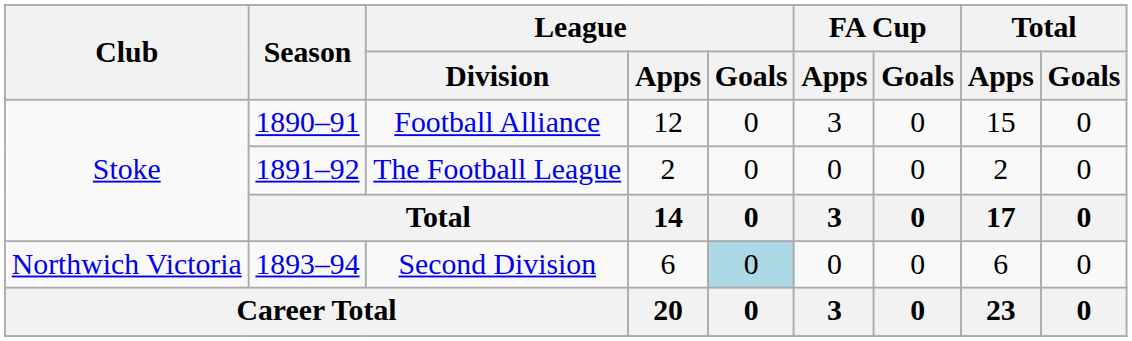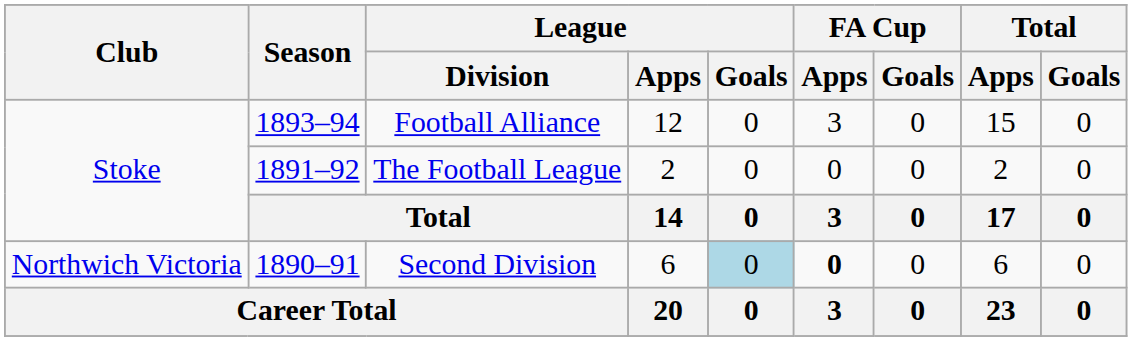(307, 122) 1890–91 -> (307, 122) 1893–94
(307, 264) 1893–94 -> (307, 264) 1890–91
(834, 264) normal -> (834, 264) bold
